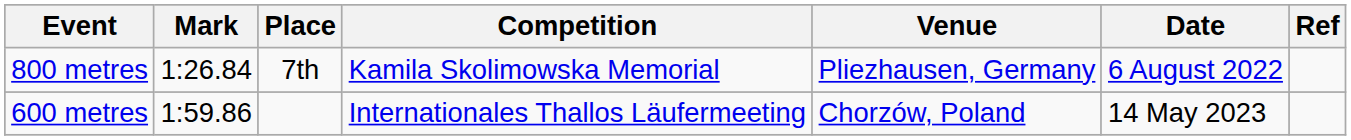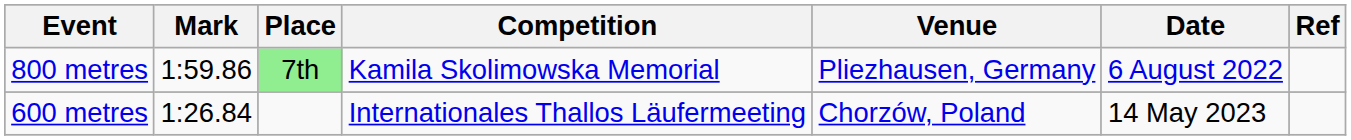(206, 69) 1:26.84 -> (206, 69) 1:59.86
(300, 69) no background -> (300, 69) lightgreen background
(206, 112) 1:59.86 -> (206, 112) 1:26.84
